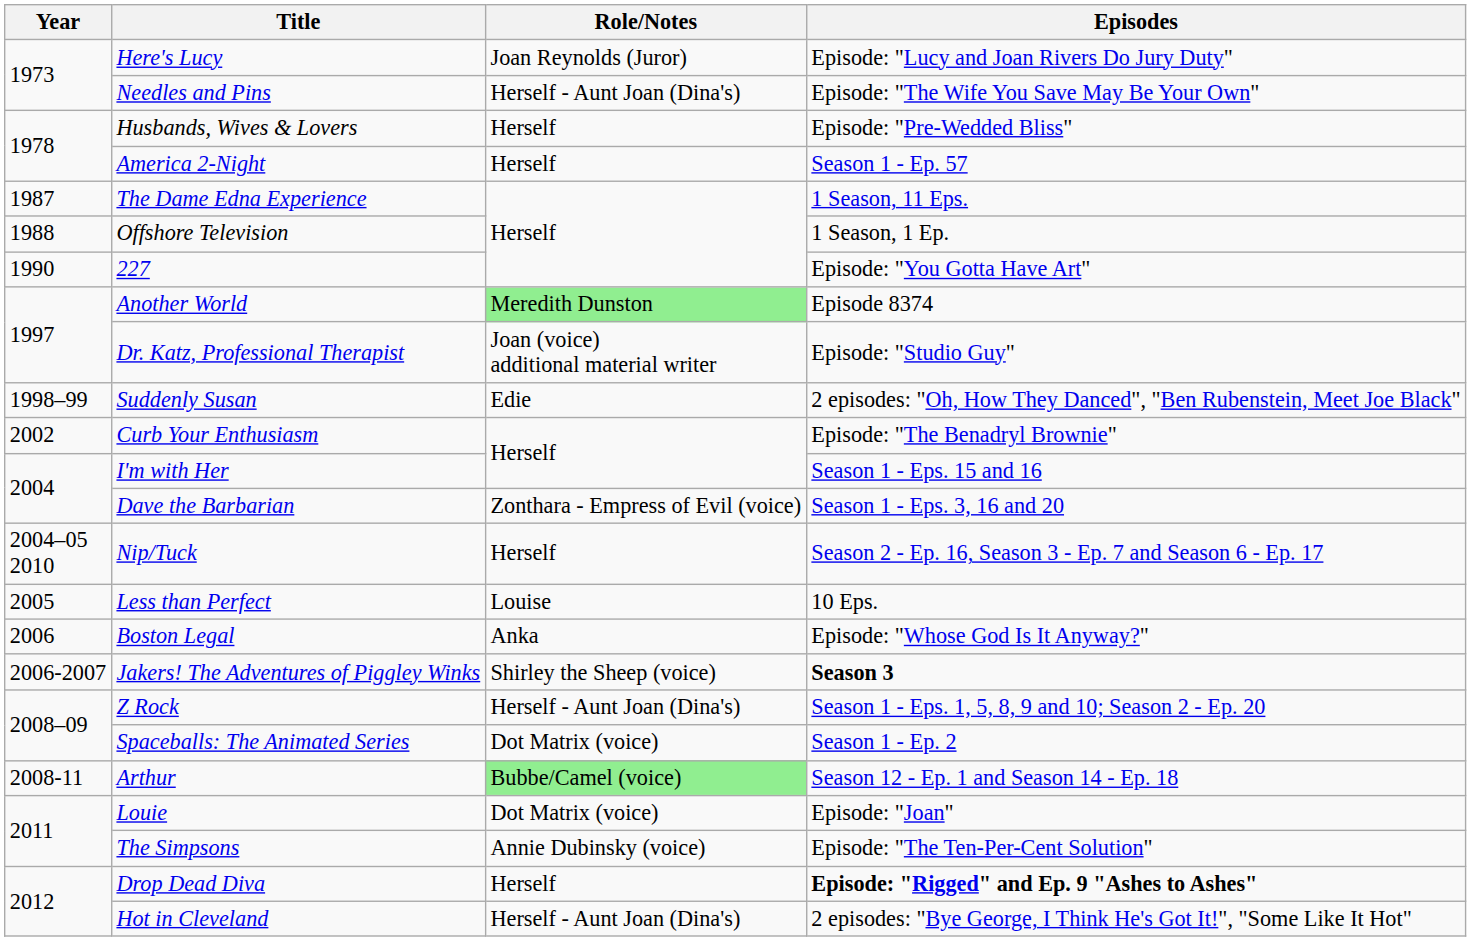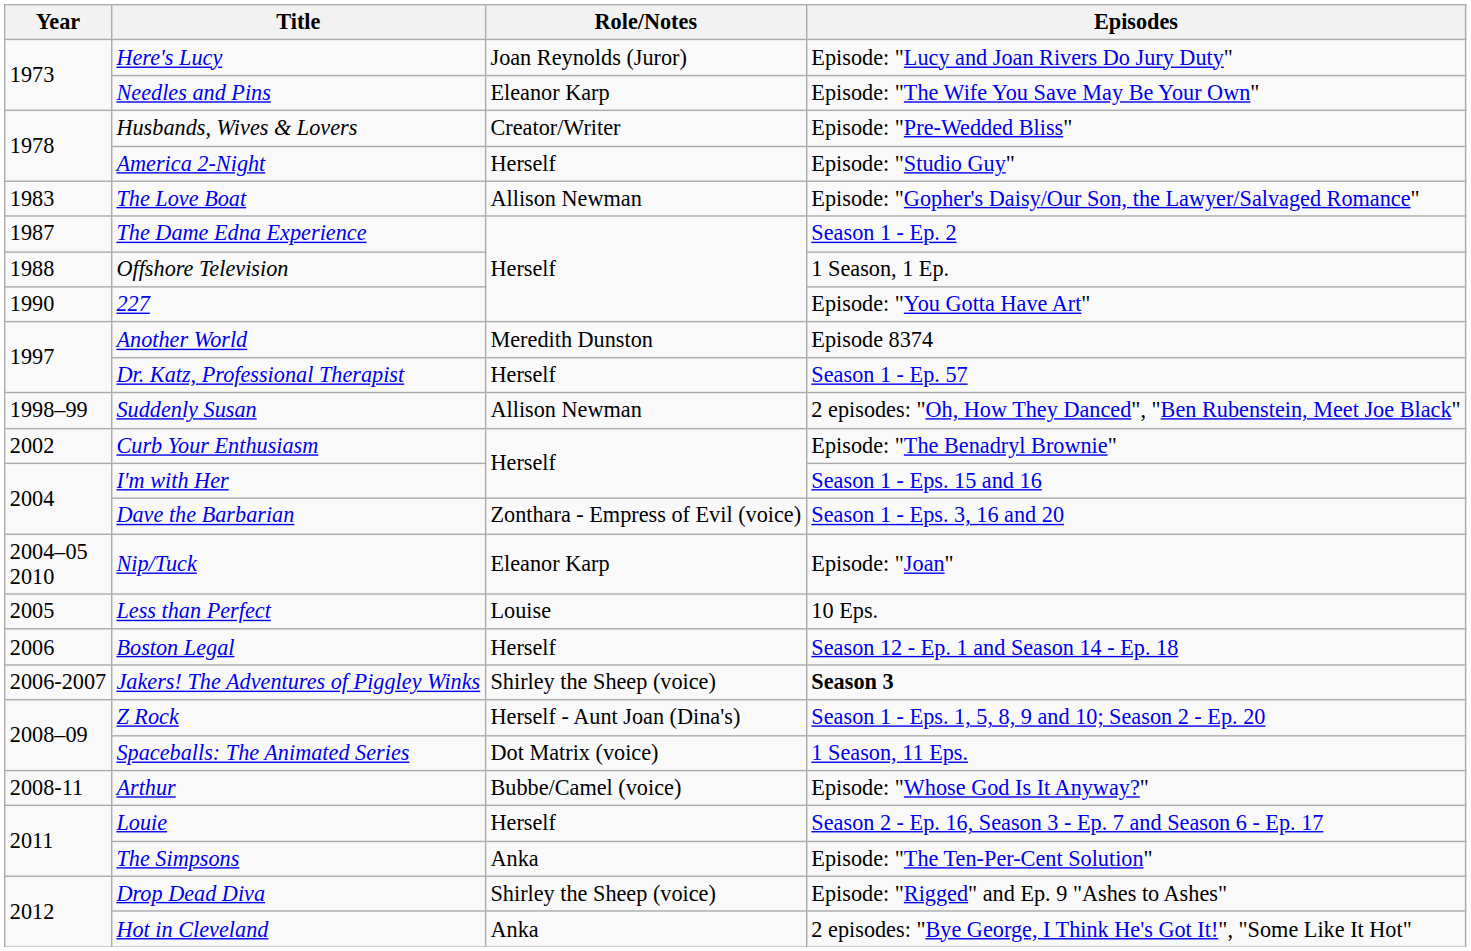(615, 92) Herself - Aunt Joan (Dina's) -> (550, 92) Eleanor Karp
(523, 127) Herself -> (555, 127) Creator/Writer
(890, 163) Season 1 - Ep. 57 -> (913, 163) Episode: "Studio Guy"
+ row: (181, 198)
(890, 198) 1 Season, 11 Eps. -> (884, 233) Season 1 - Ep. 2
(572, 304) lightgreen background -> (572, 339) no background
(603, 352) Joan (voice) additional material writer -> (523, 374) Herself
(913, 352) Episode: "Studio Guy" -> (890, 374) Season 1 - Ep. 57
(511, 399) Edie -> (566, 410) Allison Newman
(523, 553) Herself -> (550, 563) Eleanor Karp
(1067, 553) Season 2 - Ep. 16, Season 3 - Ep. 7 and Season 6 - Ep. 17 -> (883, 563) Episode: "Joan"
(515, 636) Anka -> (523, 646) Herself
(980, 636) Episode: "Whose God Is It Anyway?" -> (995, 646) Season 12 - Ep. 1 and Season 14 - Ep. 18
(884, 742) Season 1 - Ep. 2 -> (890, 752) 1 Season, 11 Eps.
(586, 777) lightgreen background -> (586, 787) no background
(995, 777) Season 12 - Ep. 1 and Season 14 - Ep. 18 -> (980, 787) Episode: "Whose God Is It Anyway?"
(574, 812) Dot Matrix (voice) -> (523, 823) Herself
(883, 812) Episode: "Joan" -> (1067, 823) Season 2 - Ep. 16, Season 3 - Ep. 7 and Season 6 - Ep. 17
(598, 848) Annie Dubinsky (voice) -> (515, 858) Anka
(523, 883) Herself -> (603, 893) Shirley the Sheep (voice)
(1034, 883) bold -> (1019, 893) normal
(615, 918) Herself - Aunt Joan (Dina's) -> (515, 928) Anka
